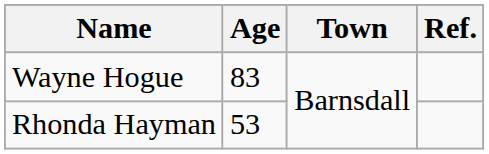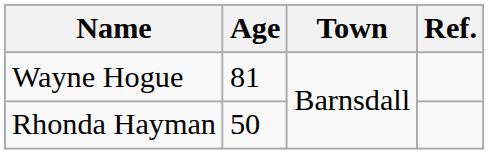(245, 76) 83 -> (245, 76) 81
(245, 124) 53 -> (245, 124) 50
